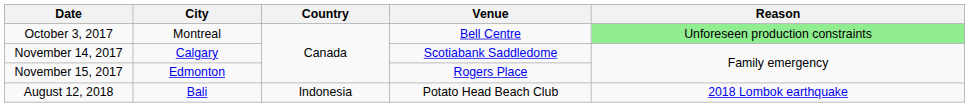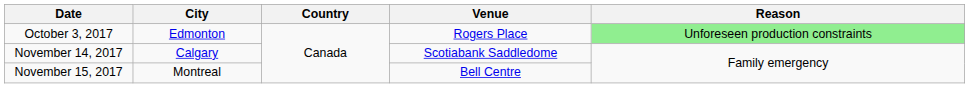(197, 33) Montreal -> (197, 33) Edmonton
(490, 33) Bell Centre -> (490, 33) Rogers Place
(197, 72) Edmonton -> (197, 72) Montreal
(490, 72) Rogers Place -> (490, 72) Bell Centre
- row: (69, 92)
